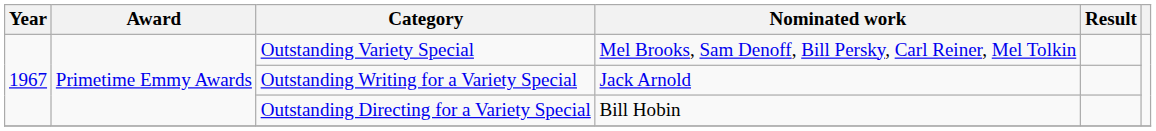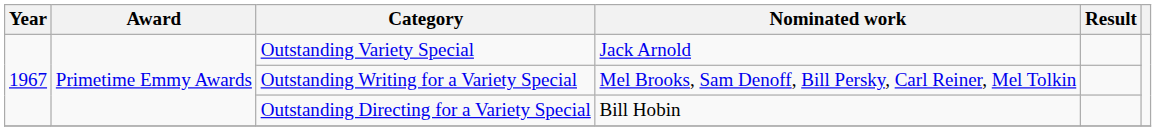(838, 49) Mel Brooks, Sam Denoff, Bill Persky, Carl Reiner, Mel Tolkin -> (645, 49) Jack Arnold
(645, 79) Jack Arnold -> (838, 79) Mel Brooks, Sam Denoff, Bill Persky, Carl Reiner, Mel Tolkin
